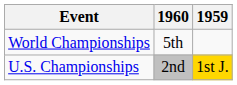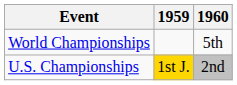columns swapped: (212, 17) <-> (173, 17)
